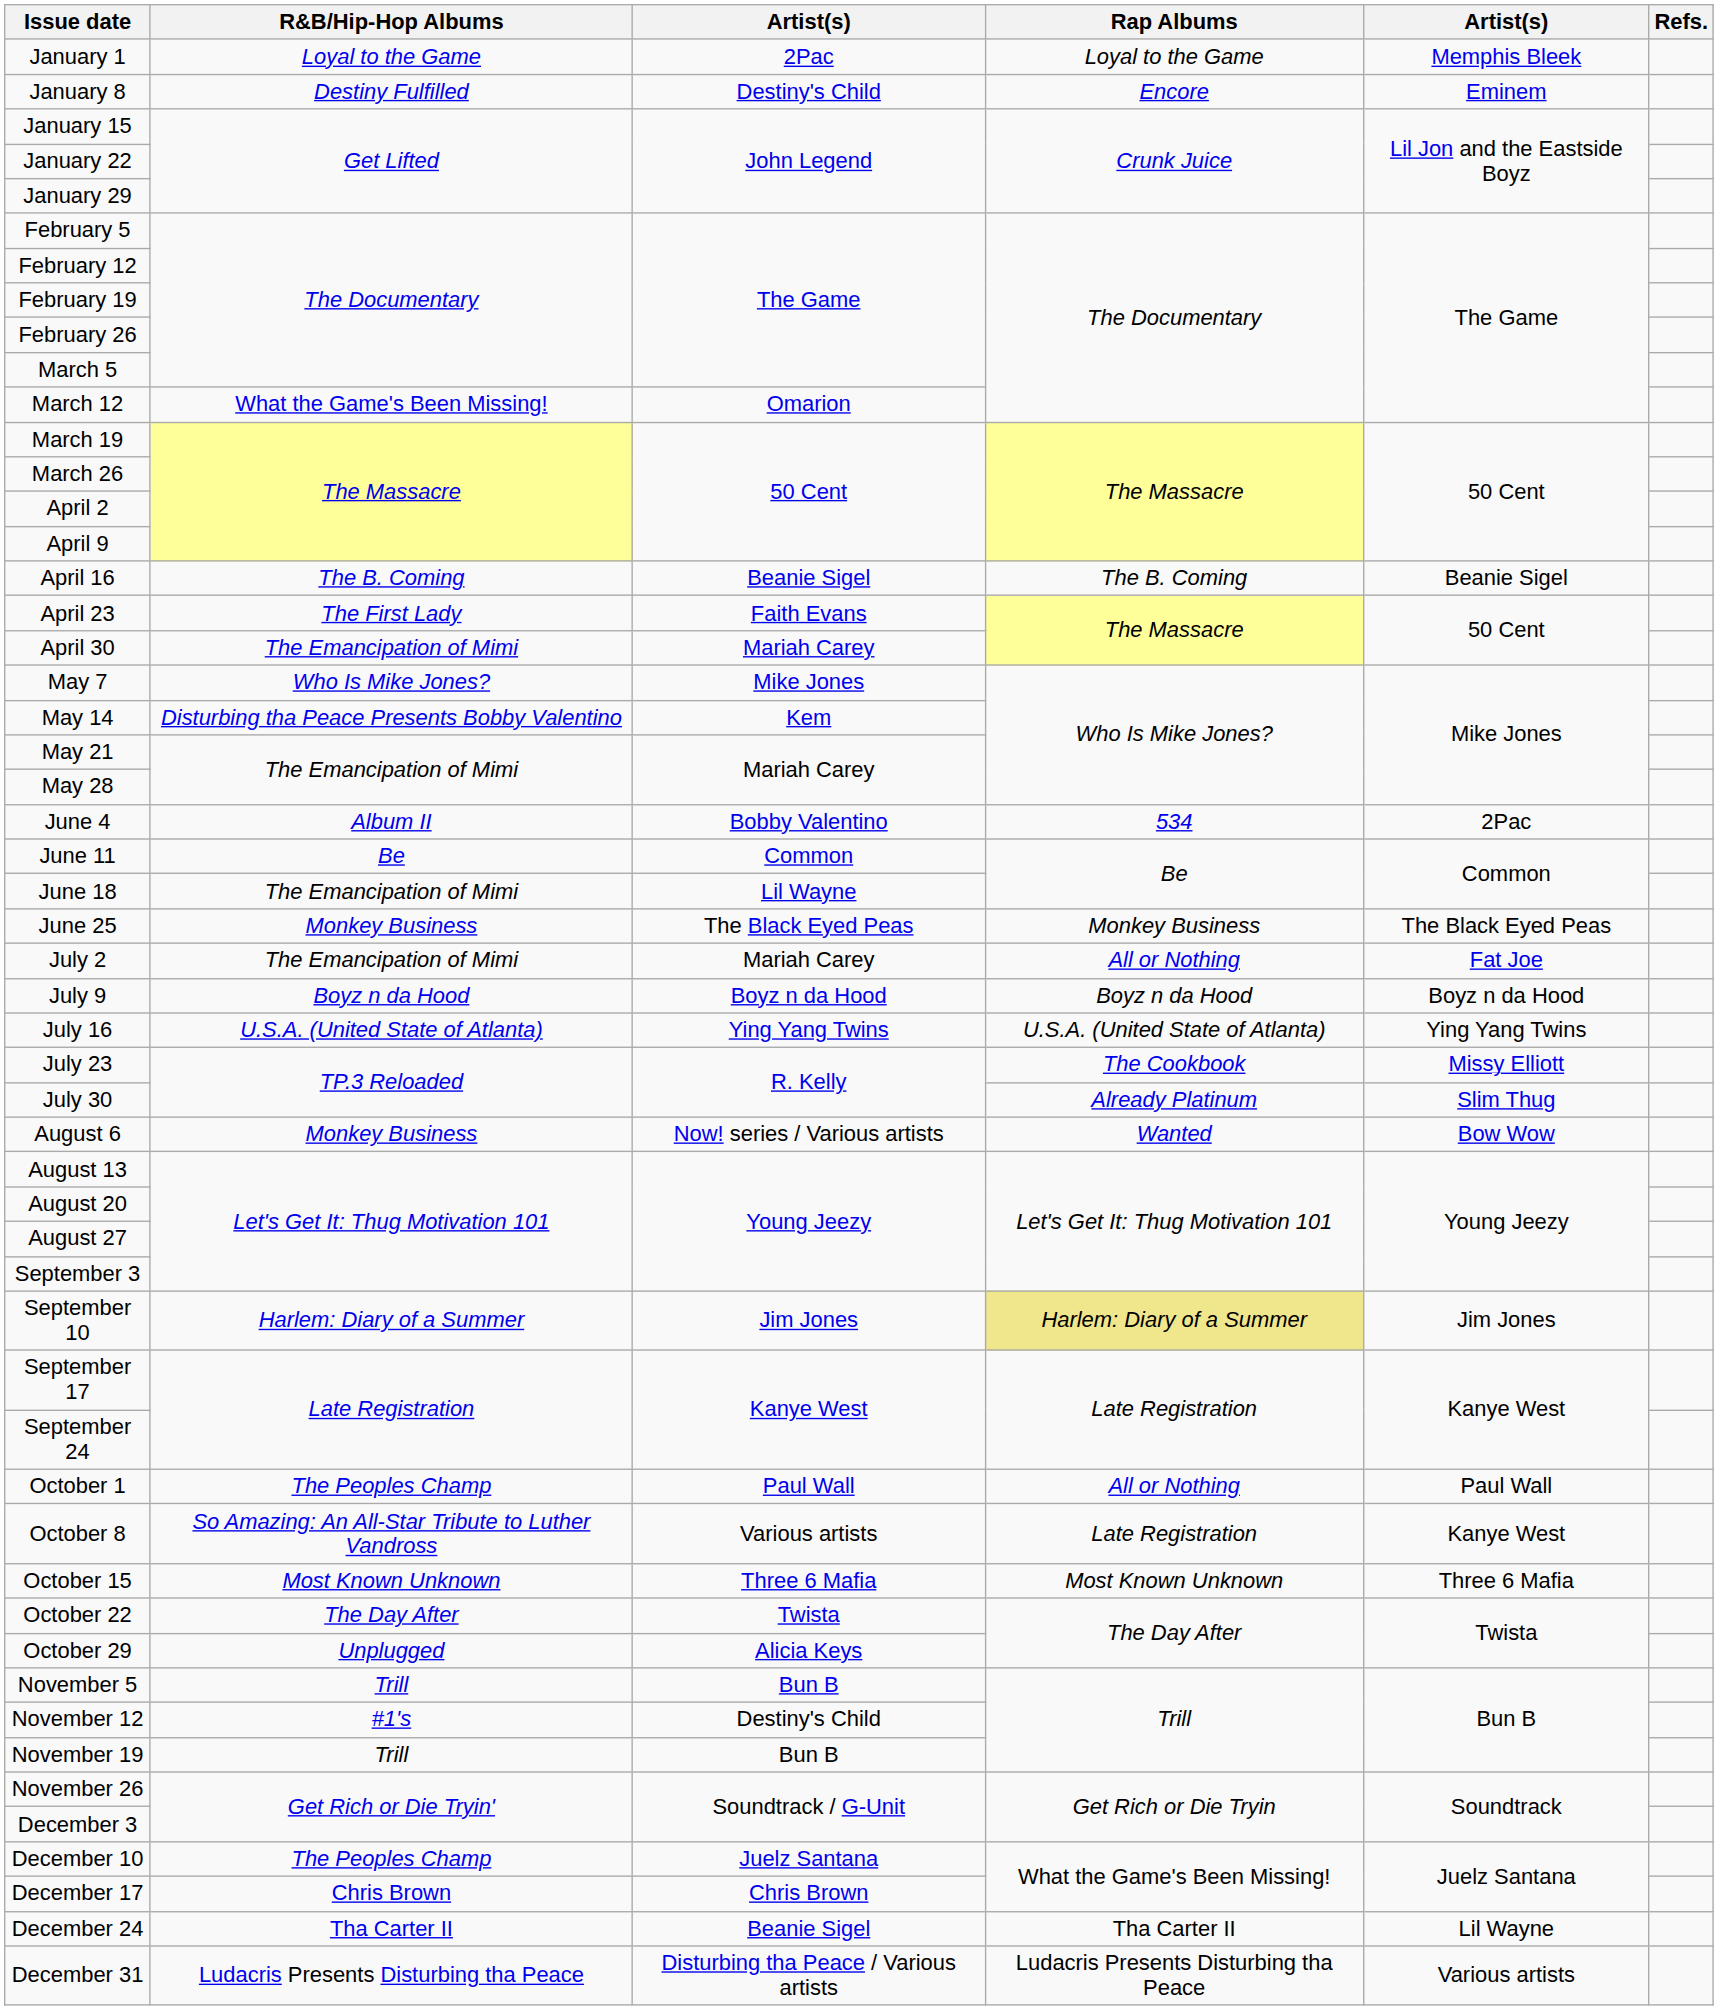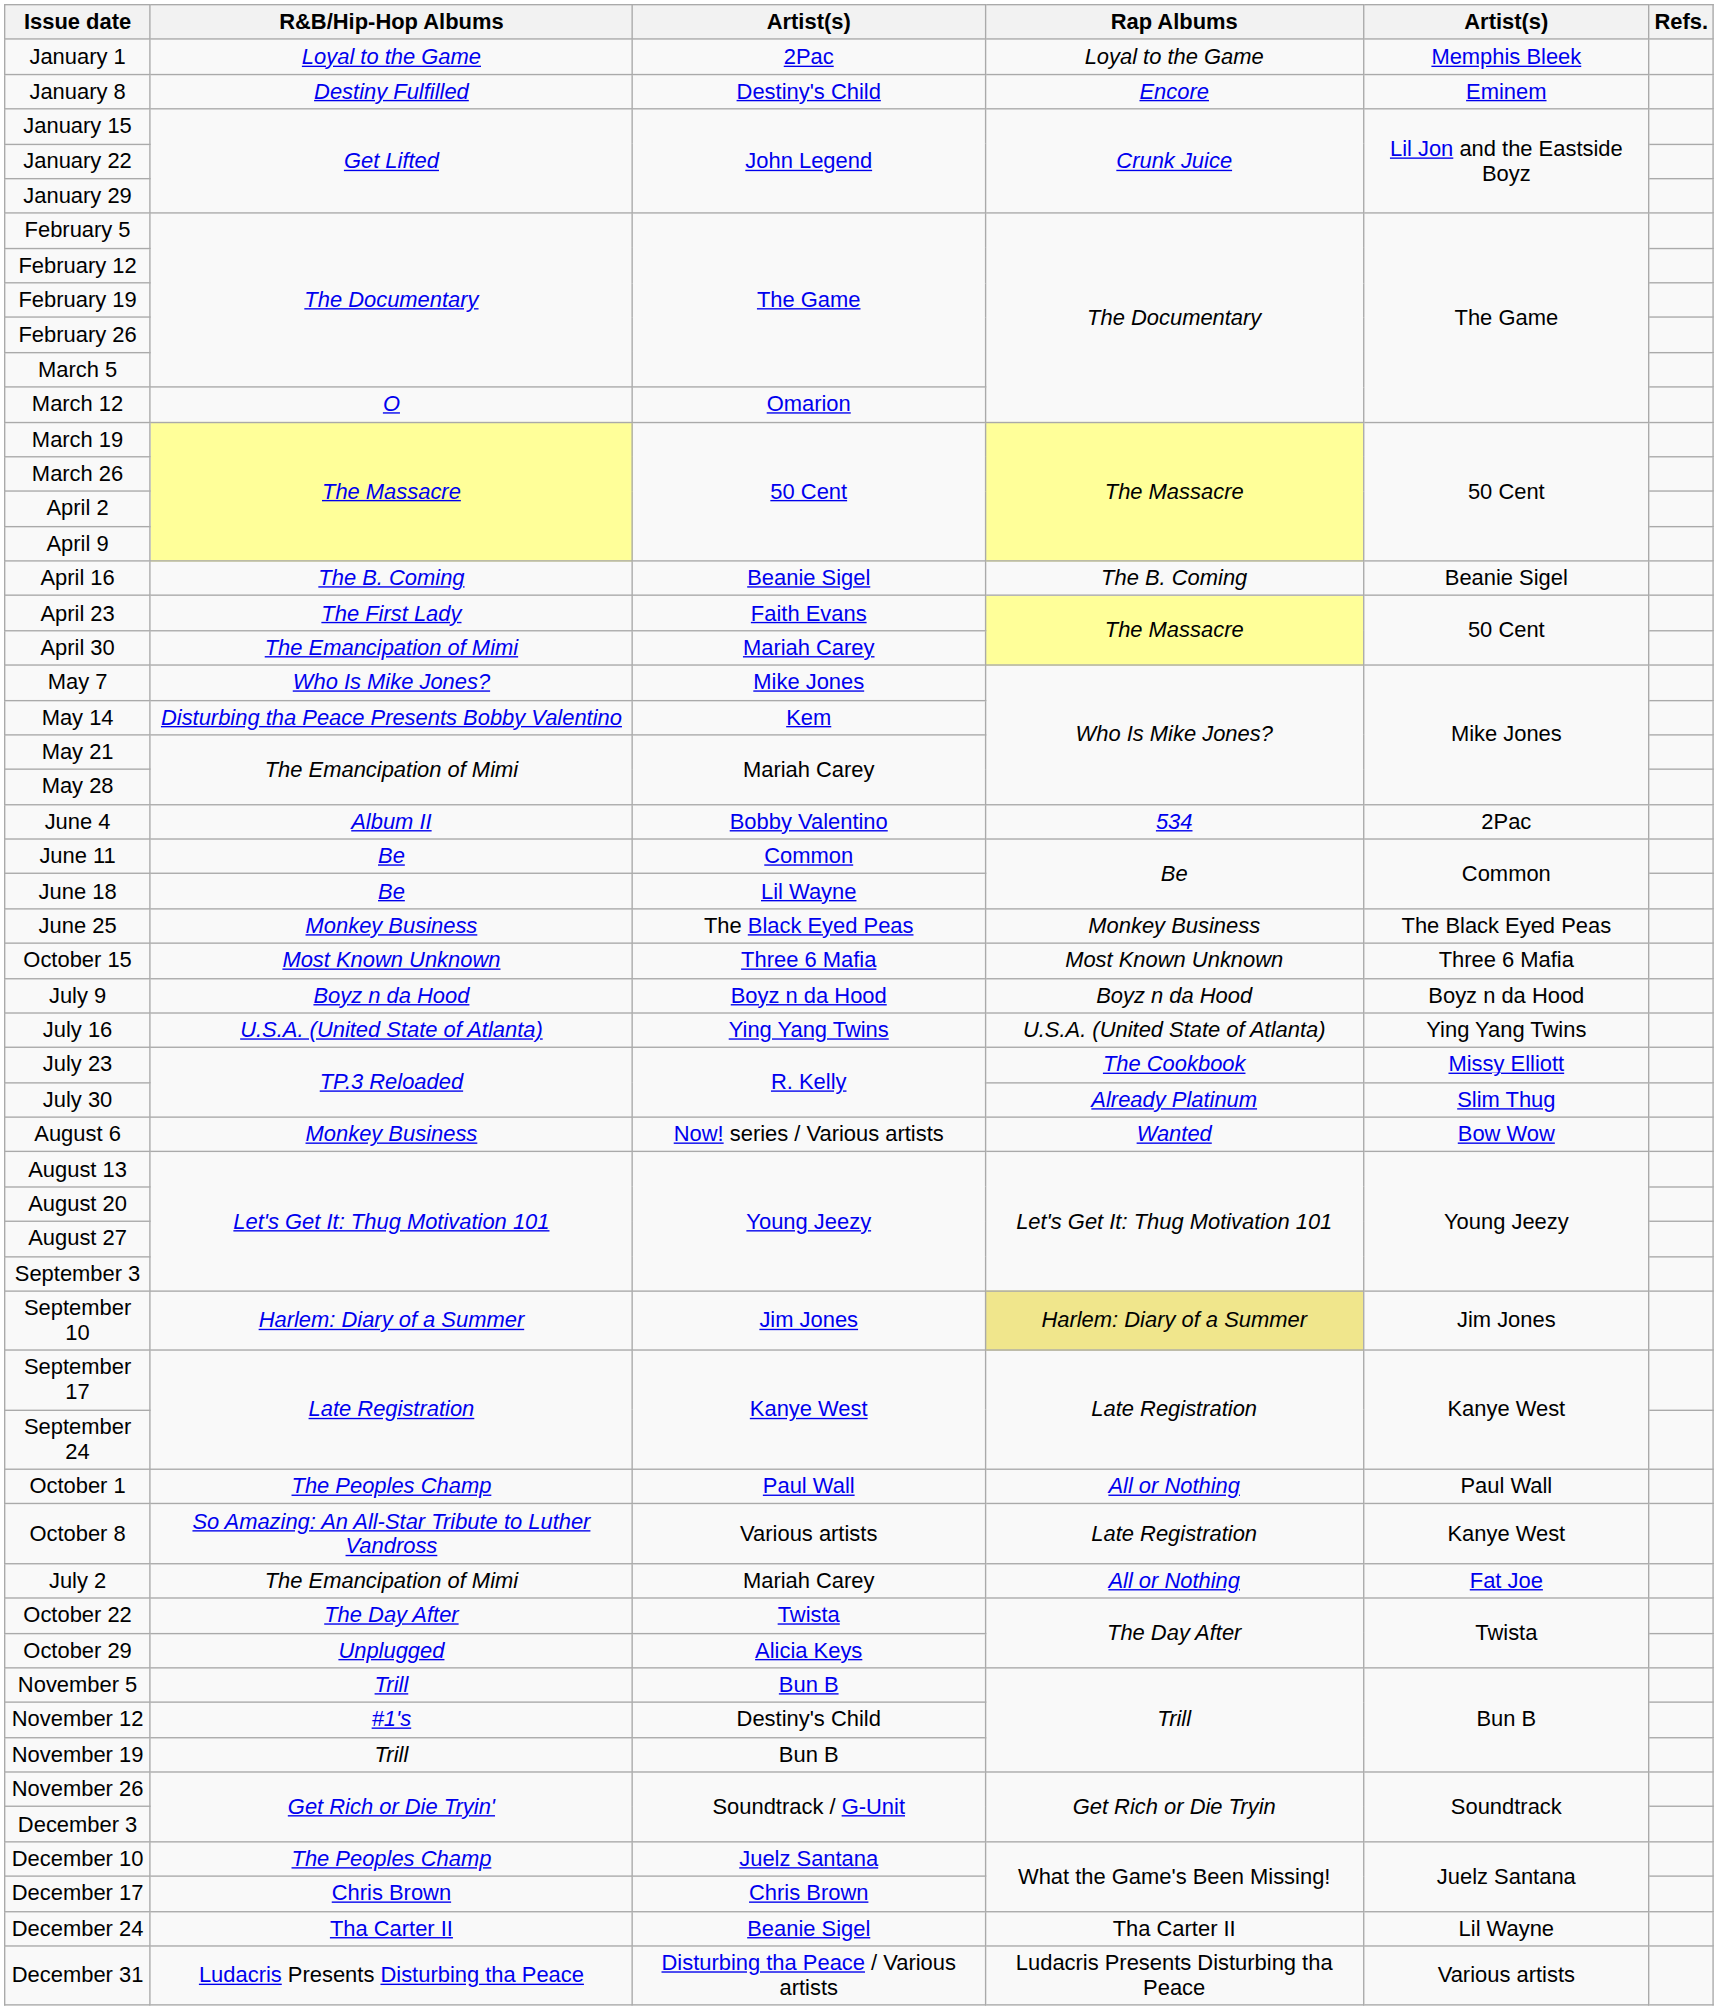(391, 404) What the Game's Been Missing! -> (391, 404) O
(391, 890) The Emancipation of Mimi -> (391, 890) Be
rows swapped: (78, 960) <-> (78, 1580)
